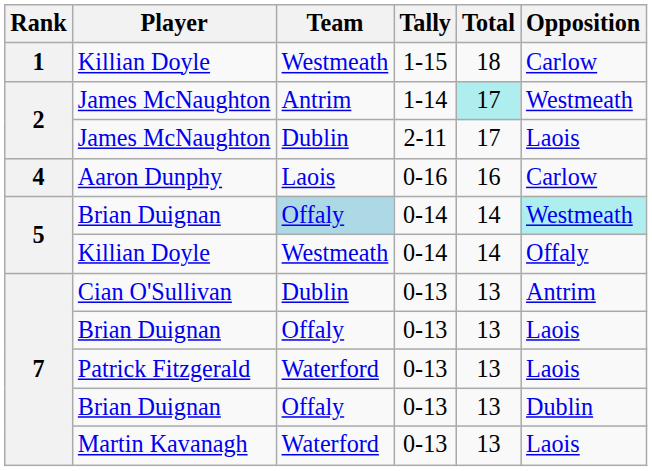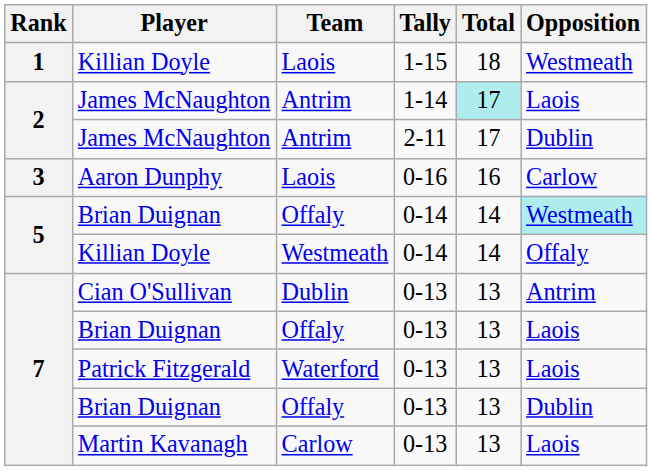(335, 61) Westmeath -> (308, 61) Laois
(562, 61) Carlow -> (579, 61) Westmeath
(579, 100) Westmeath -> (553, 100) Laois
(315, 138) Dublin -> (316, 138) Antrim
(553, 138) Laois -> (560, 138) Dublin
(39, 176) 4 -> (39, 176) 3
(313, 215) lightblue background -> (313, 215) no background
(330, 445) Waterford -> (317, 445) Carlow
